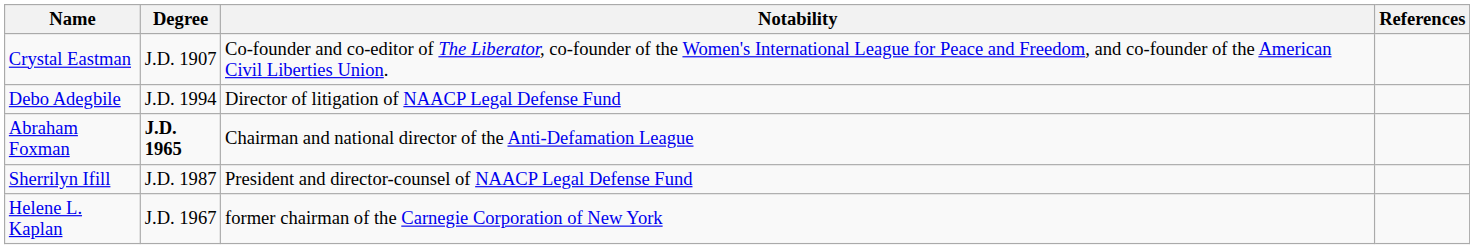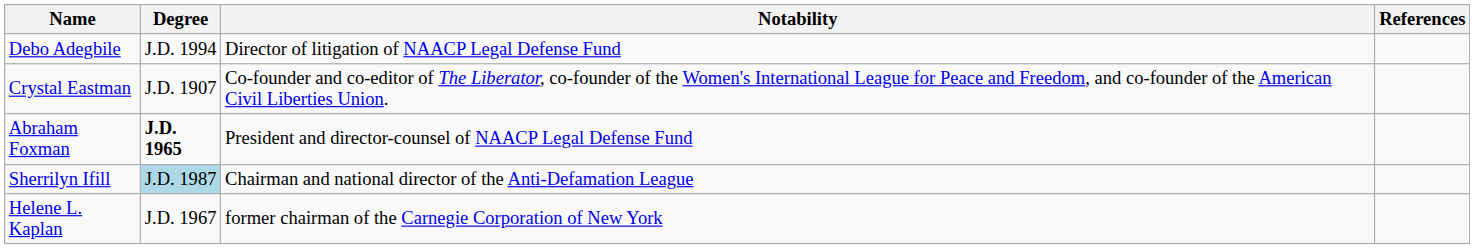rows swapped: (65, 98) <-> (70, 59)
(459, 138) Chairman and national director of the Anti-Defamation League -> (459, 138) President and director-counsel of NAACP Legal Defense Fund
(181, 178) no background -> (181, 178) lightblue background
(459, 178) President and director-counsel of NAACP Legal Defense Fund -> (459, 178) Chairman and national director of the Anti-Defamation League
